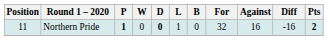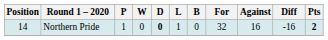(23, 27) 11 -> (23, 27) 14
(124, 27) bold -> (124, 27) normal
